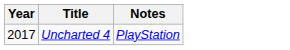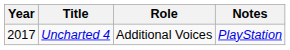+ column: (164, 14)
